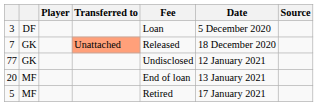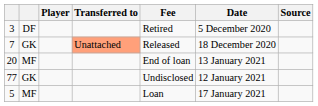(153, 28) Loan -> (158, 28) Retired
rows swapped: (12, 77) <-> (12, 61)
(158, 93) Retired -> (153, 93) Loan
